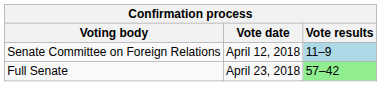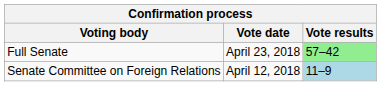rows swapped: (114, 52) <-> (37, 71)
